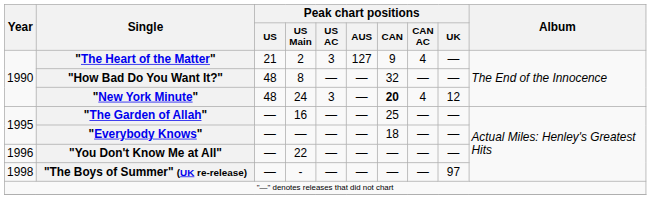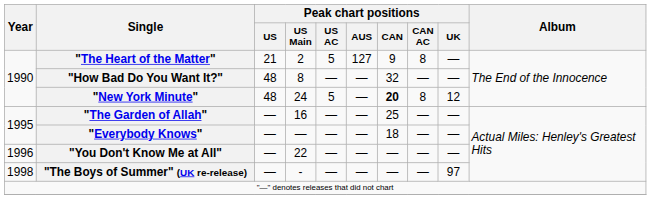(331, 59) 3 -> (331, 59) 5
(423, 59) 4 -> (423, 59) 8
(331, 97) 3 -> (331, 97) 5
(423, 97) 4 -> (423, 97) 8
